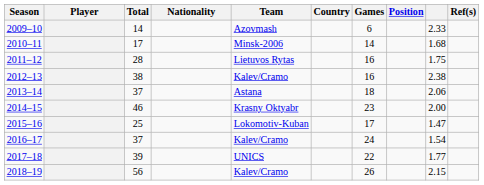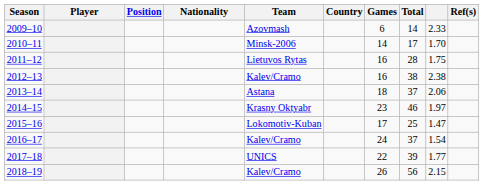columns swapped: (406, 12) <-> (138, 12)
(437, 44) 1.68 -> (437, 44) 1.70
(437, 108) 2.00 -> (437, 108) 1.97
